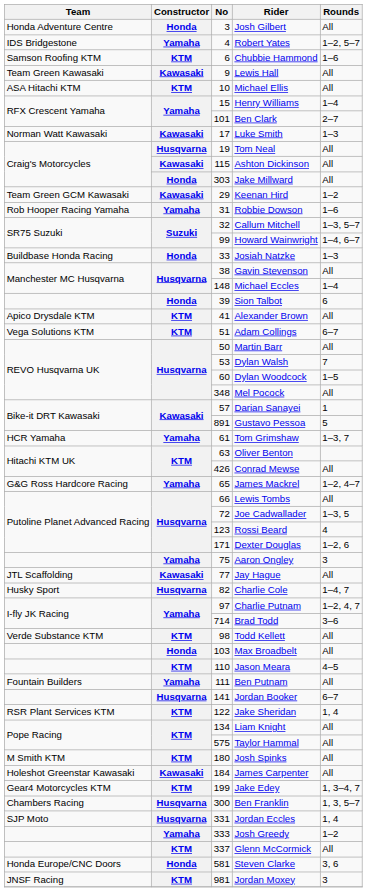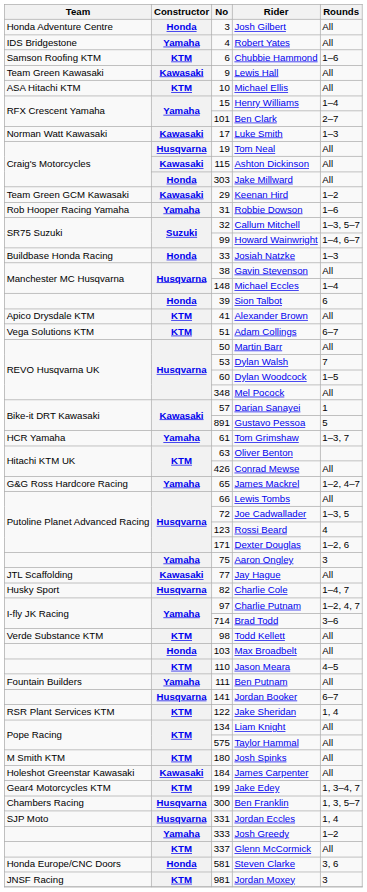(341, 42) 1–2, 5–7 -> (328, 42) All
